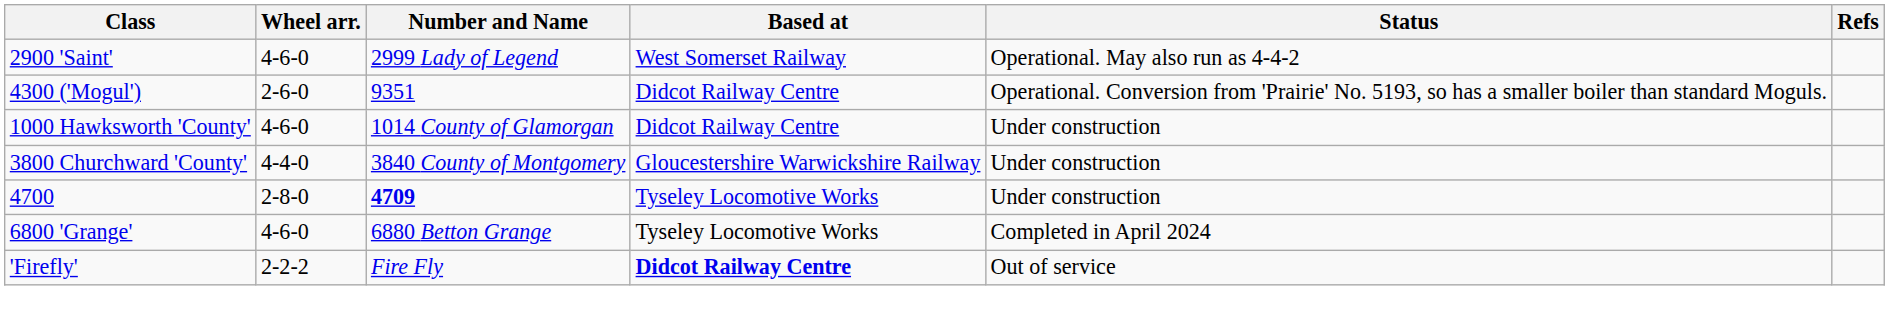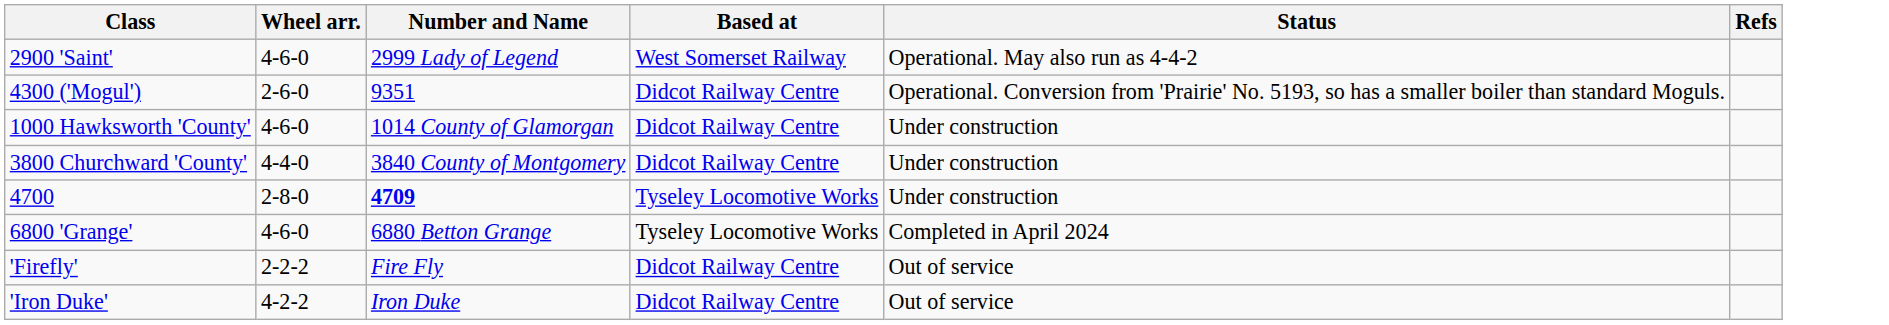(808, 162) Gloucestershire Warwickshire Railway -> (737, 162) Didcot Railway Centre
(743, 267) bold -> (737, 267) normal
+ row: (59, 302)
